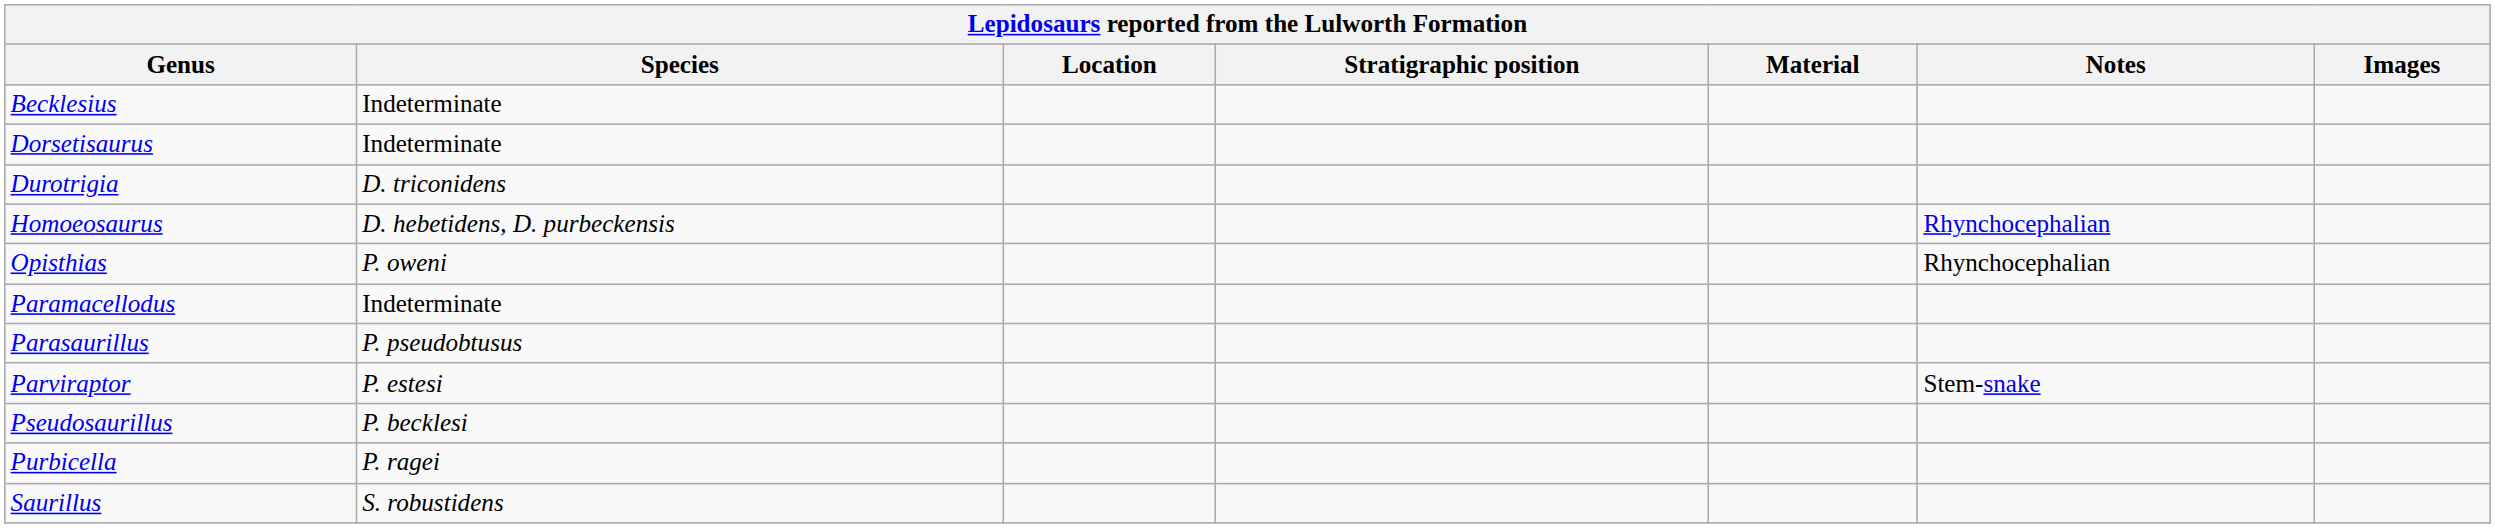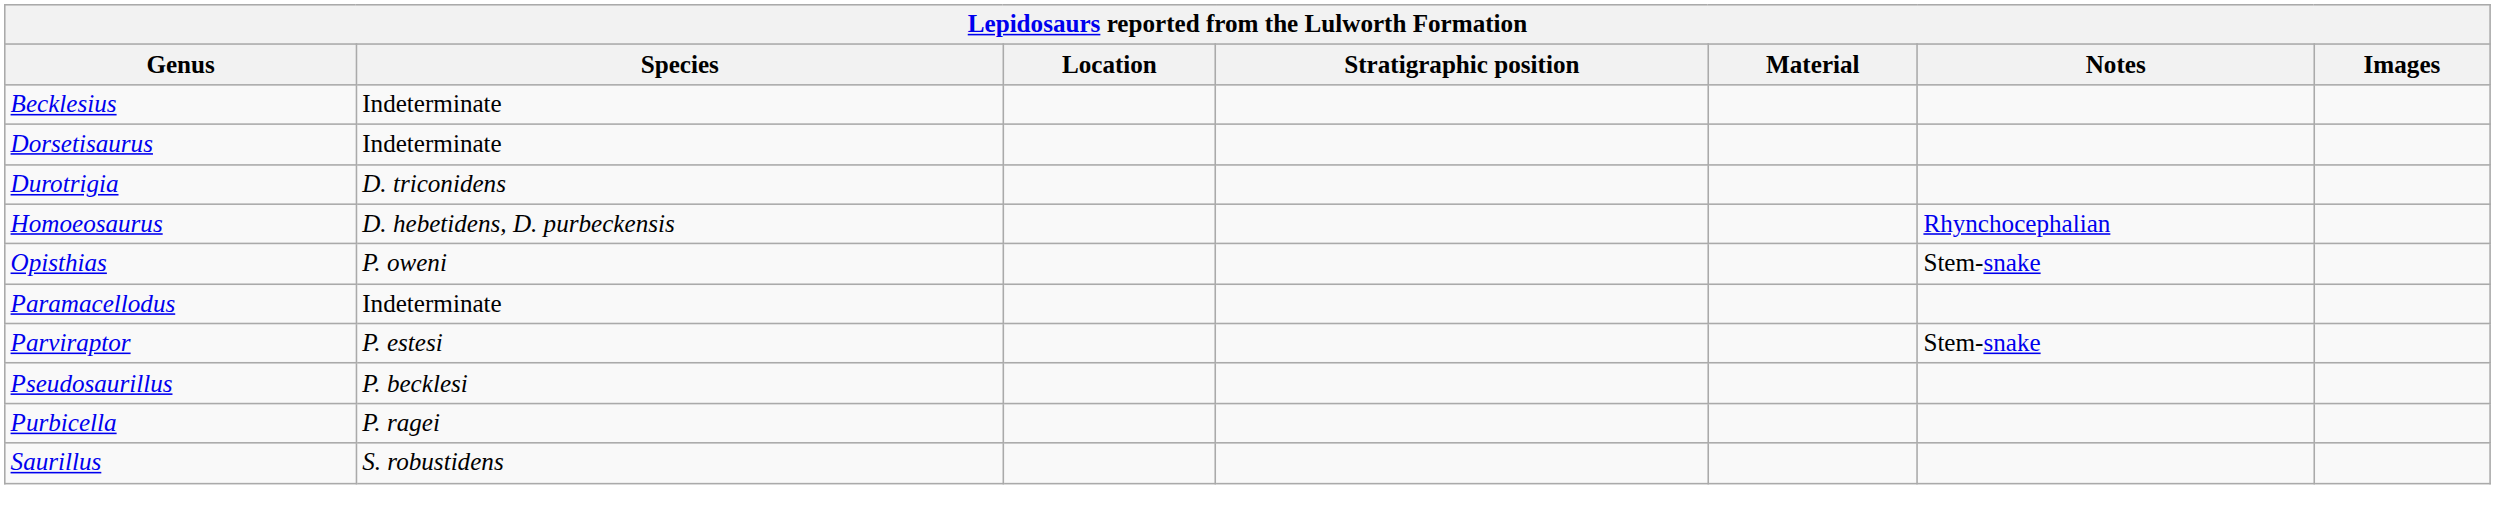(2017, 263) Rhynchocephalian -> (1982, 263) Stem-snake
- row: (80, 343)
